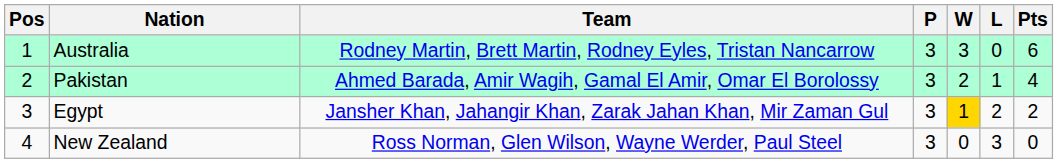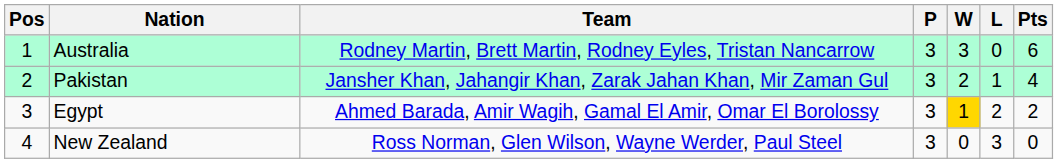(607, 81) Ahmed Barada, Amir Wagih, Gamal El Amir, Omar El Borolossy -> (607, 81) Jansher Khan, Jahangir Khan, Zarak Jahan Khan, Mir Zaman Gul
(607, 111) Jansher Khan, Jahangir Khan, Zarak Jahan Khan, Mir Zaman Gul -> (607, 111) Ahmed Barada, Amir Wagih, Gamal El Amir, Omar El Borolossy
